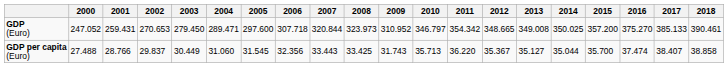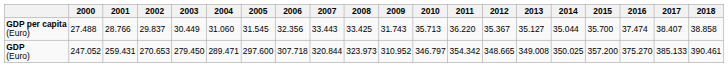rows swapped: (18, 28) <-> (36, 51)
